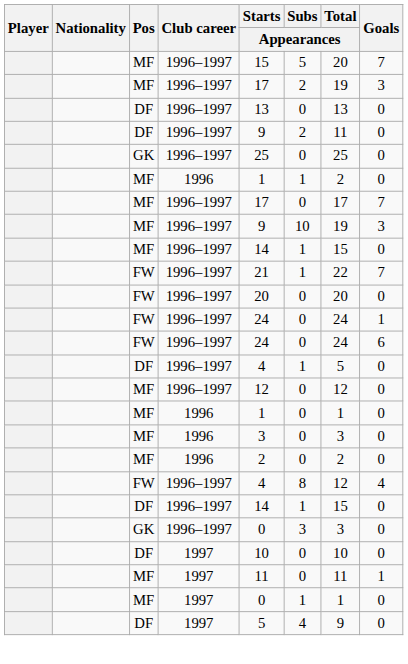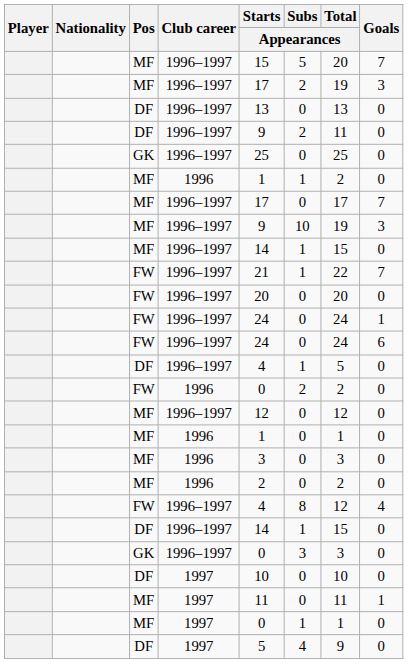+ row: (144, 389)
